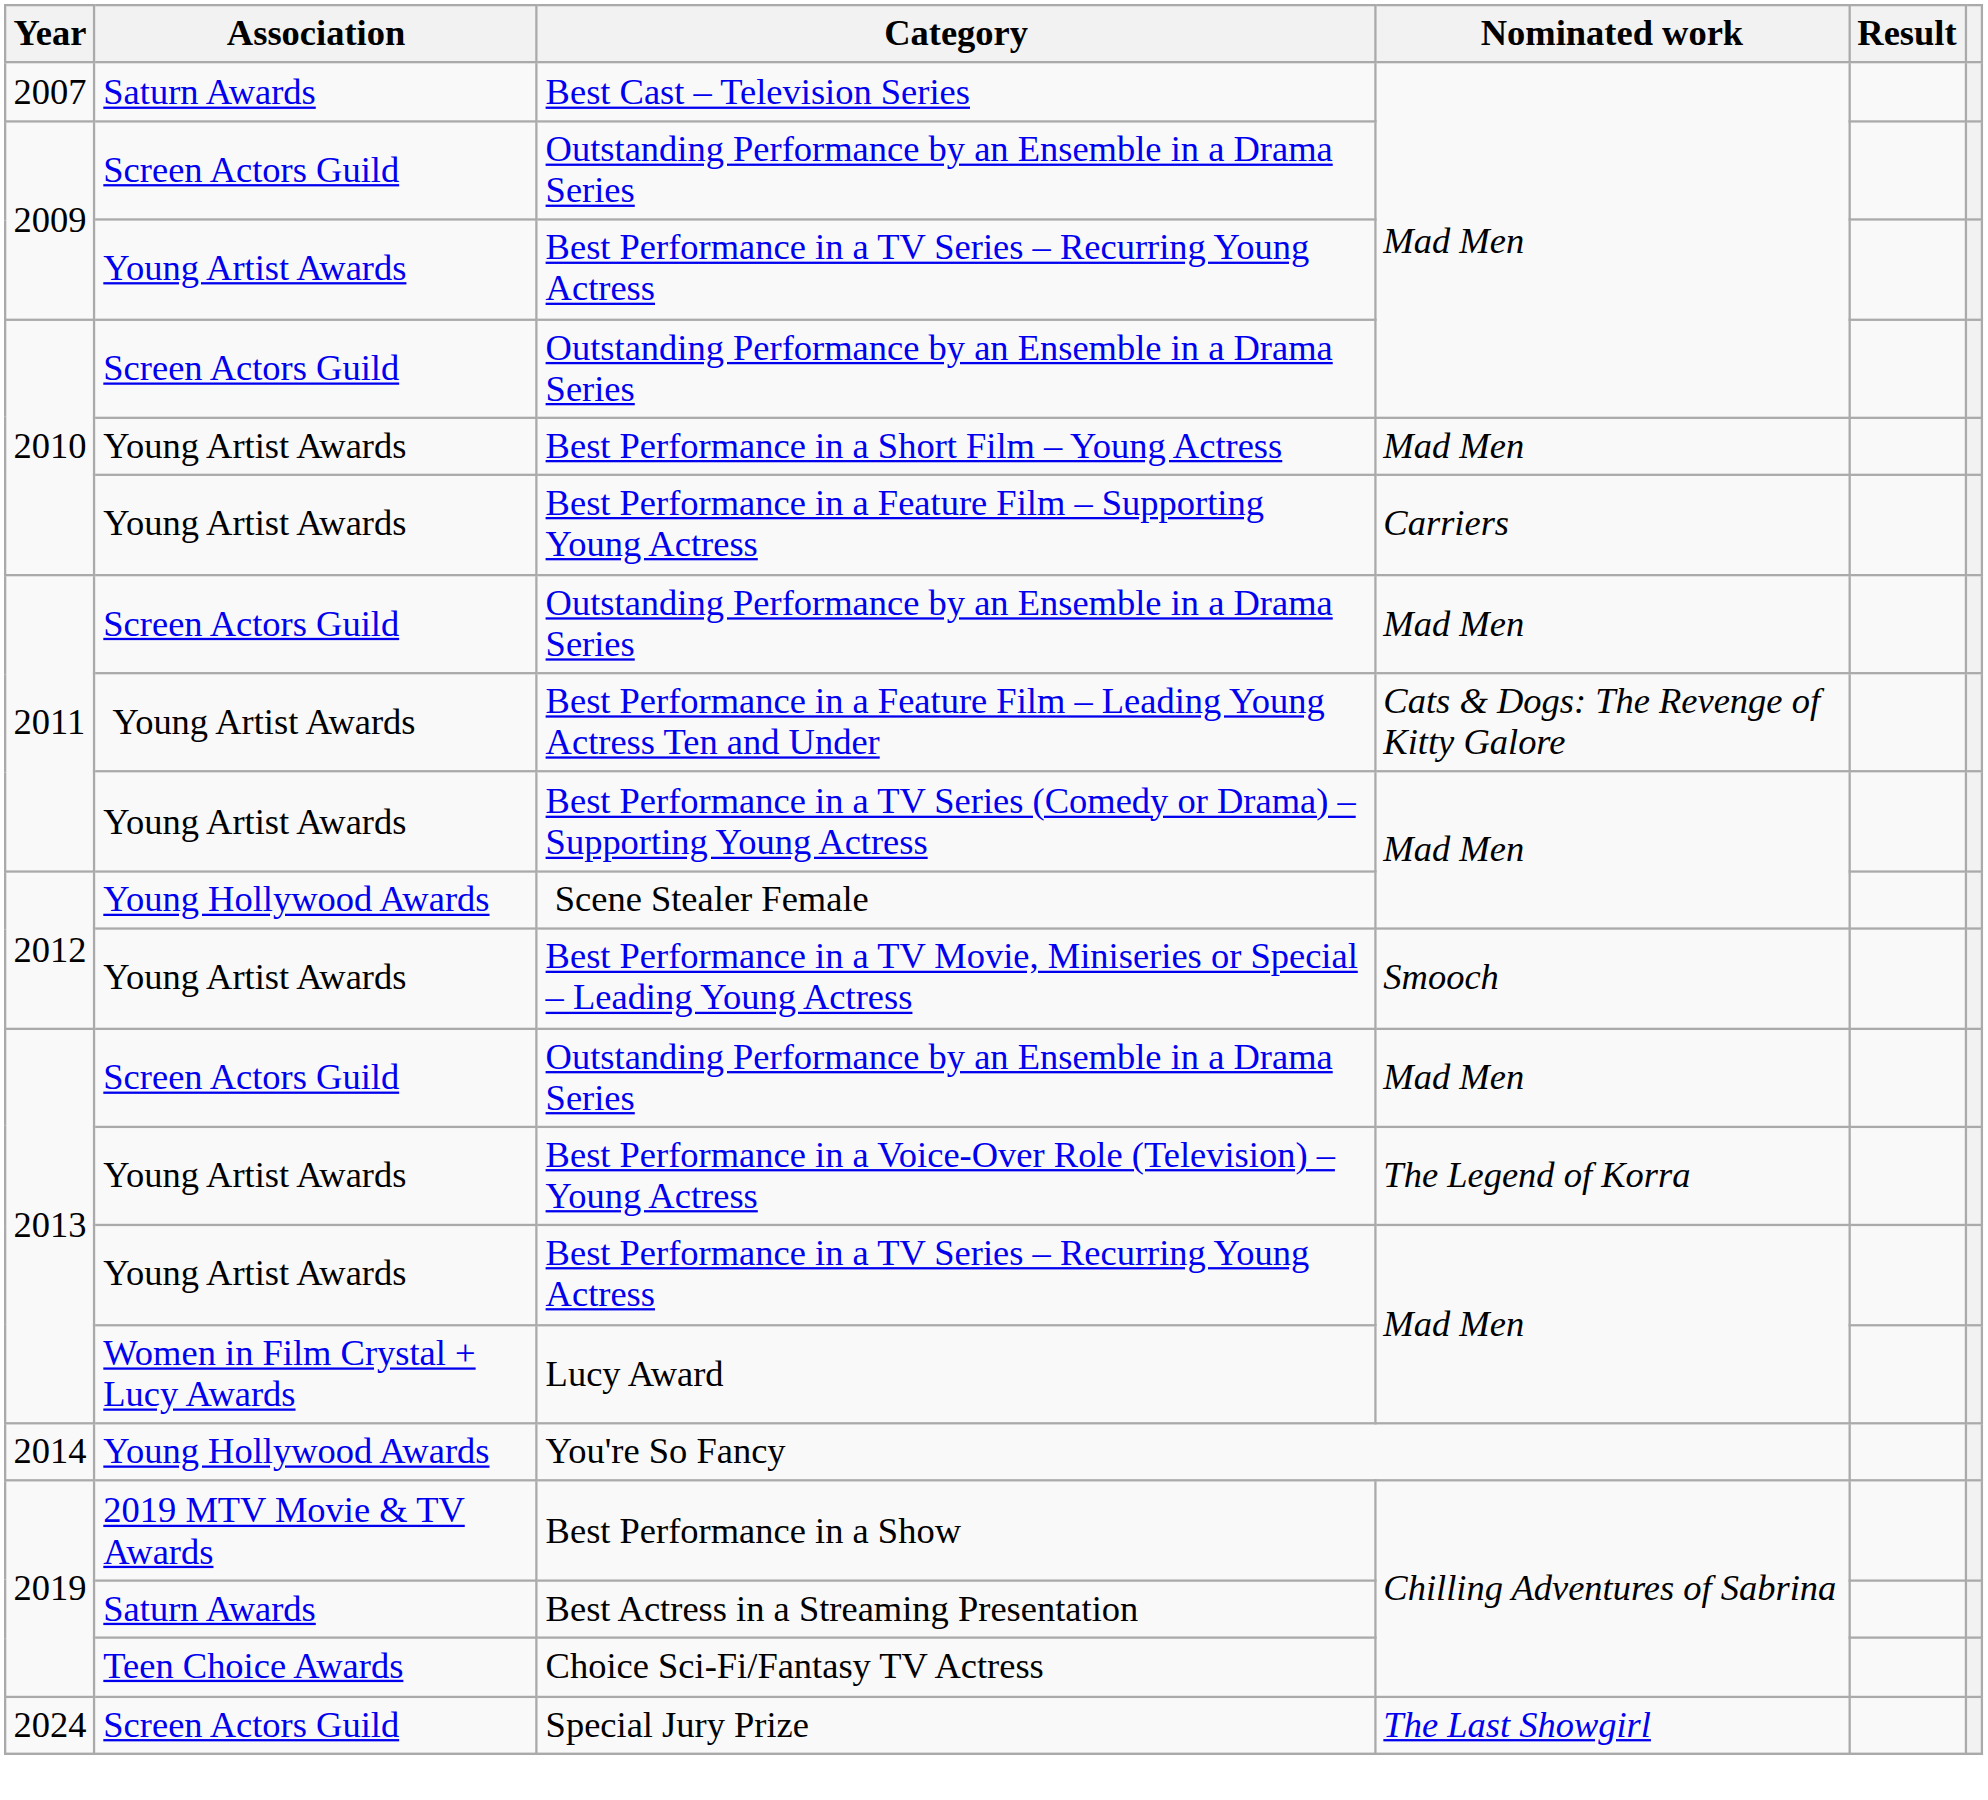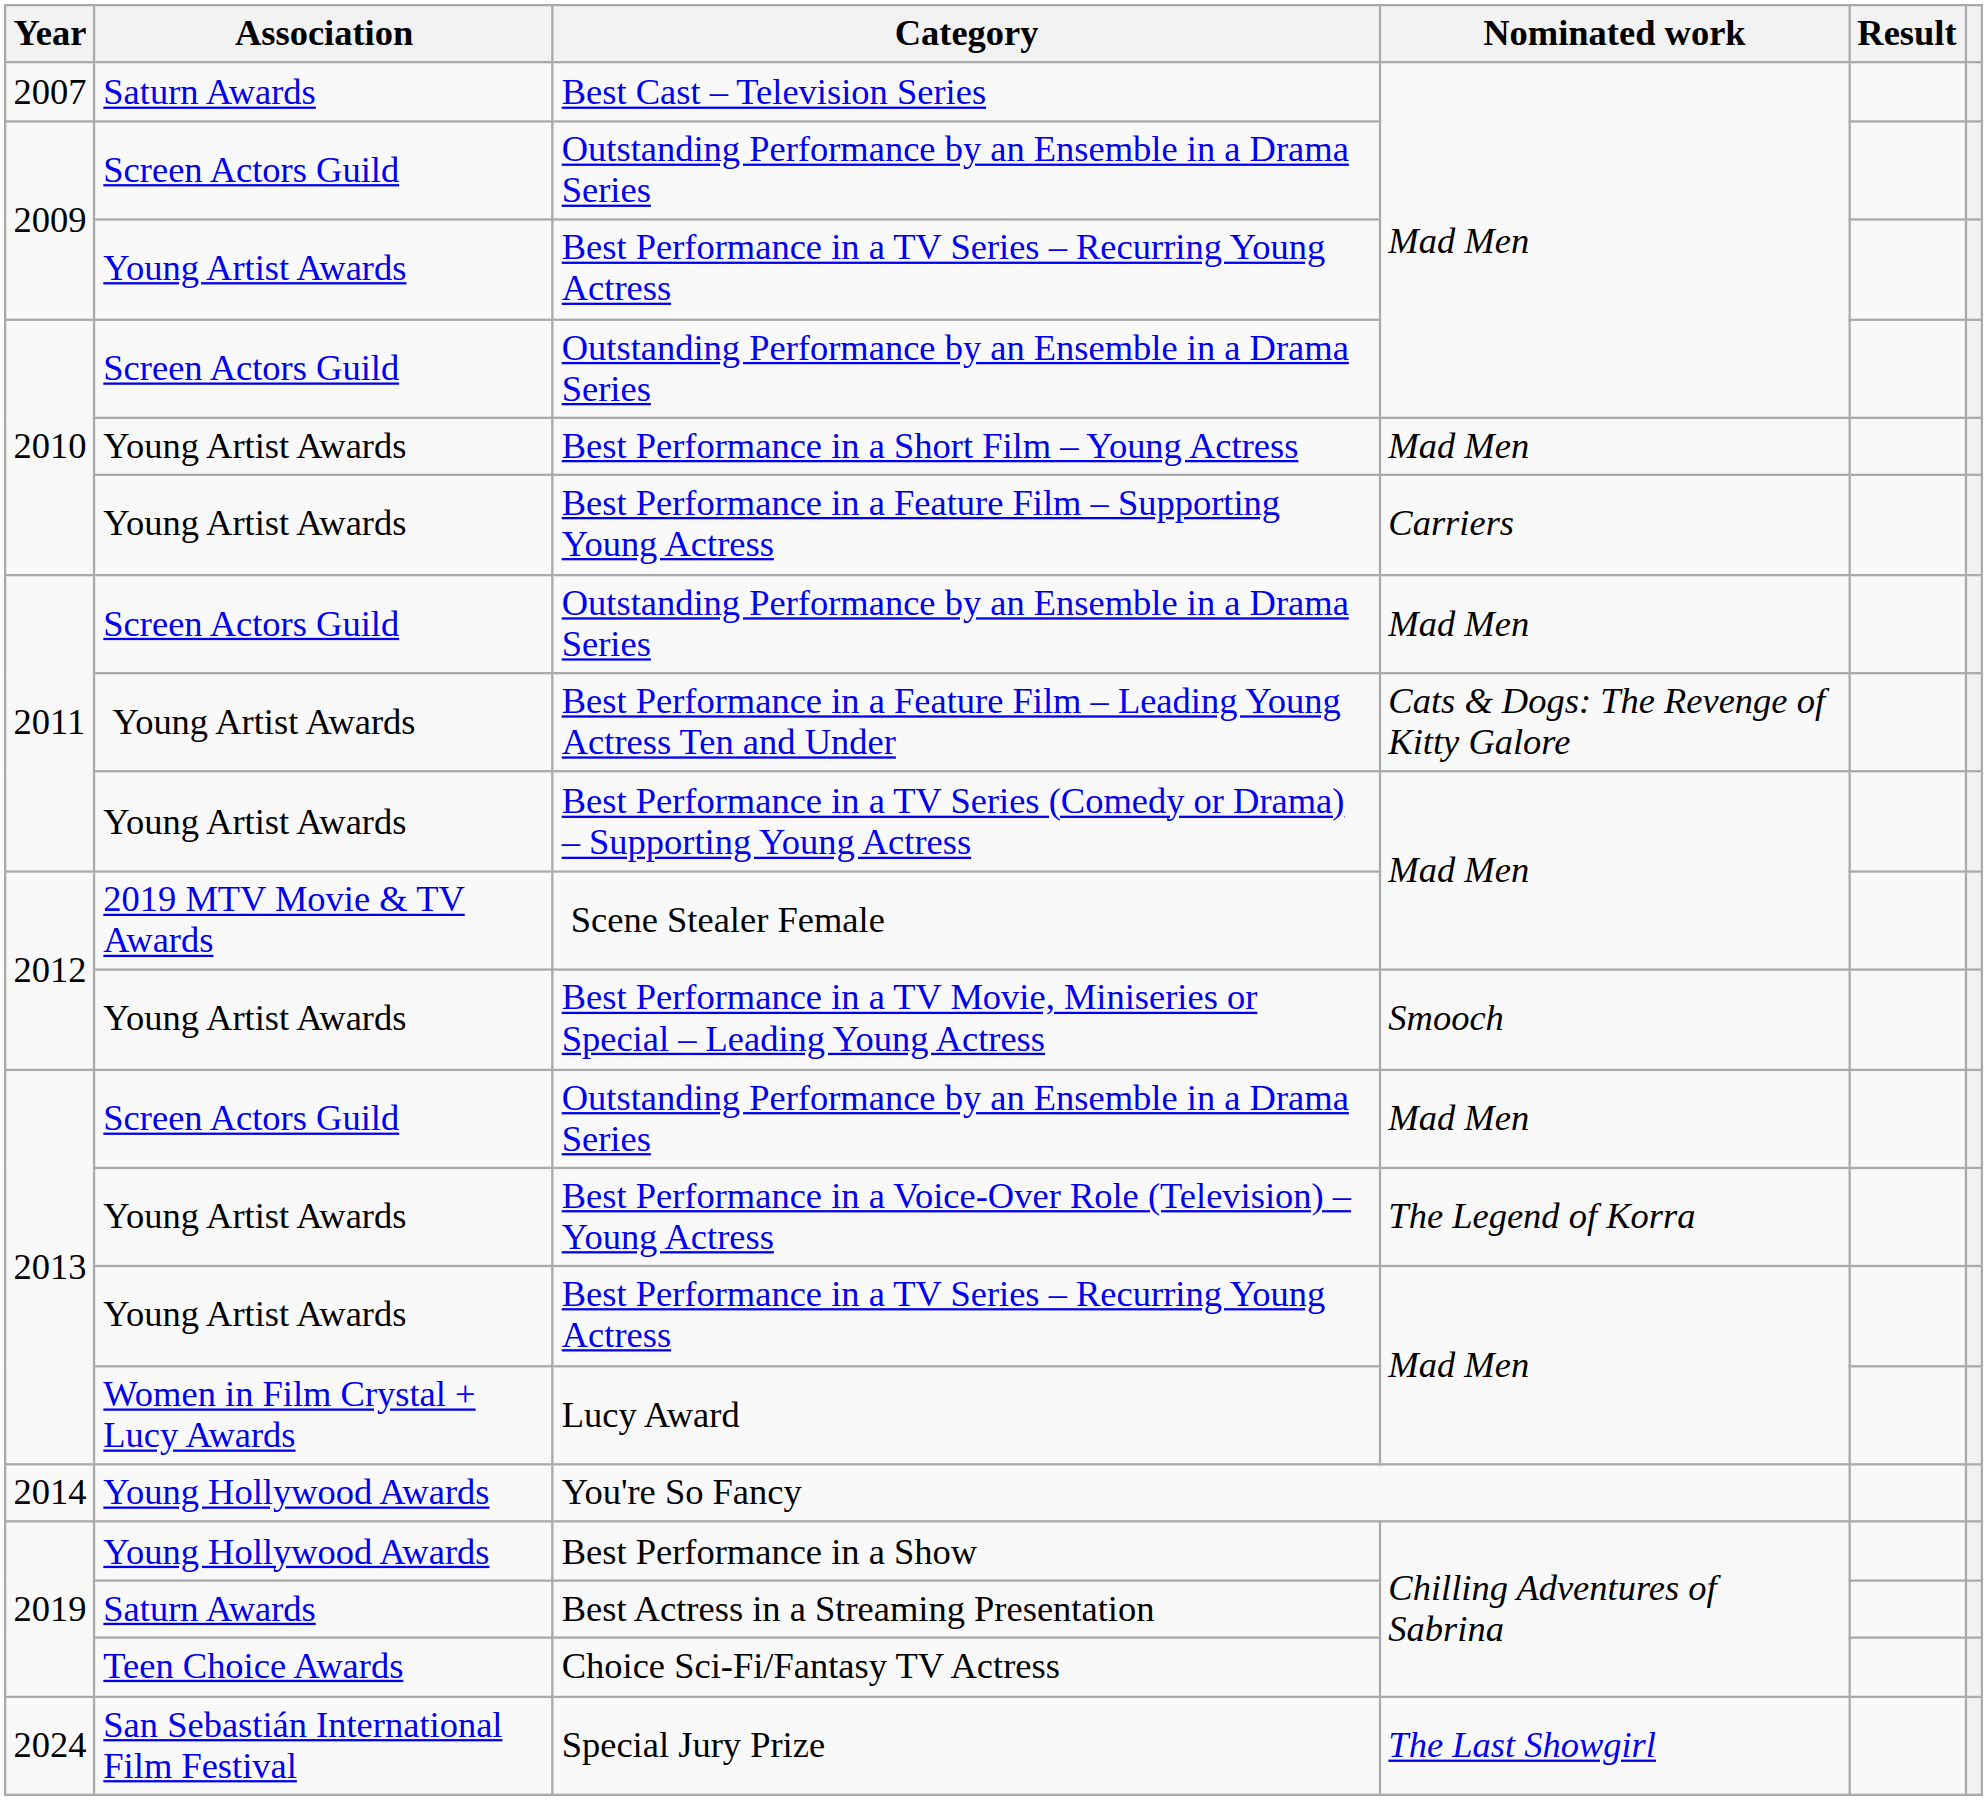(296, 899) Young Hollywood Awards -> (284, 919) 2019 MTV Movie & TV Awards
(284, 1529) 2019 MTV Movie & TV Awards -> (296, 1550) Young Hollywood Awards
(251, 1724) Screen Actors Guild -> (303, 1744) San Sebastián International Film Festival
